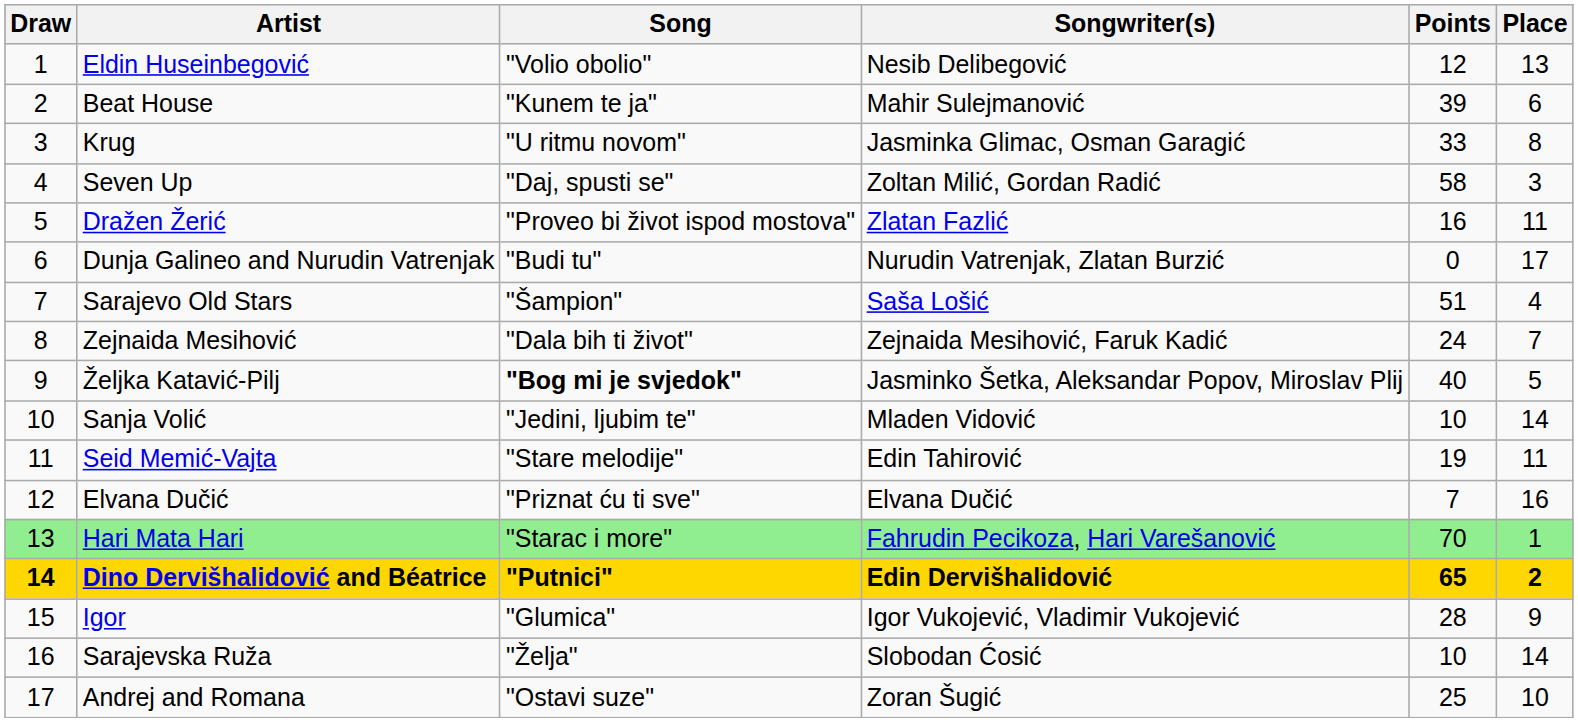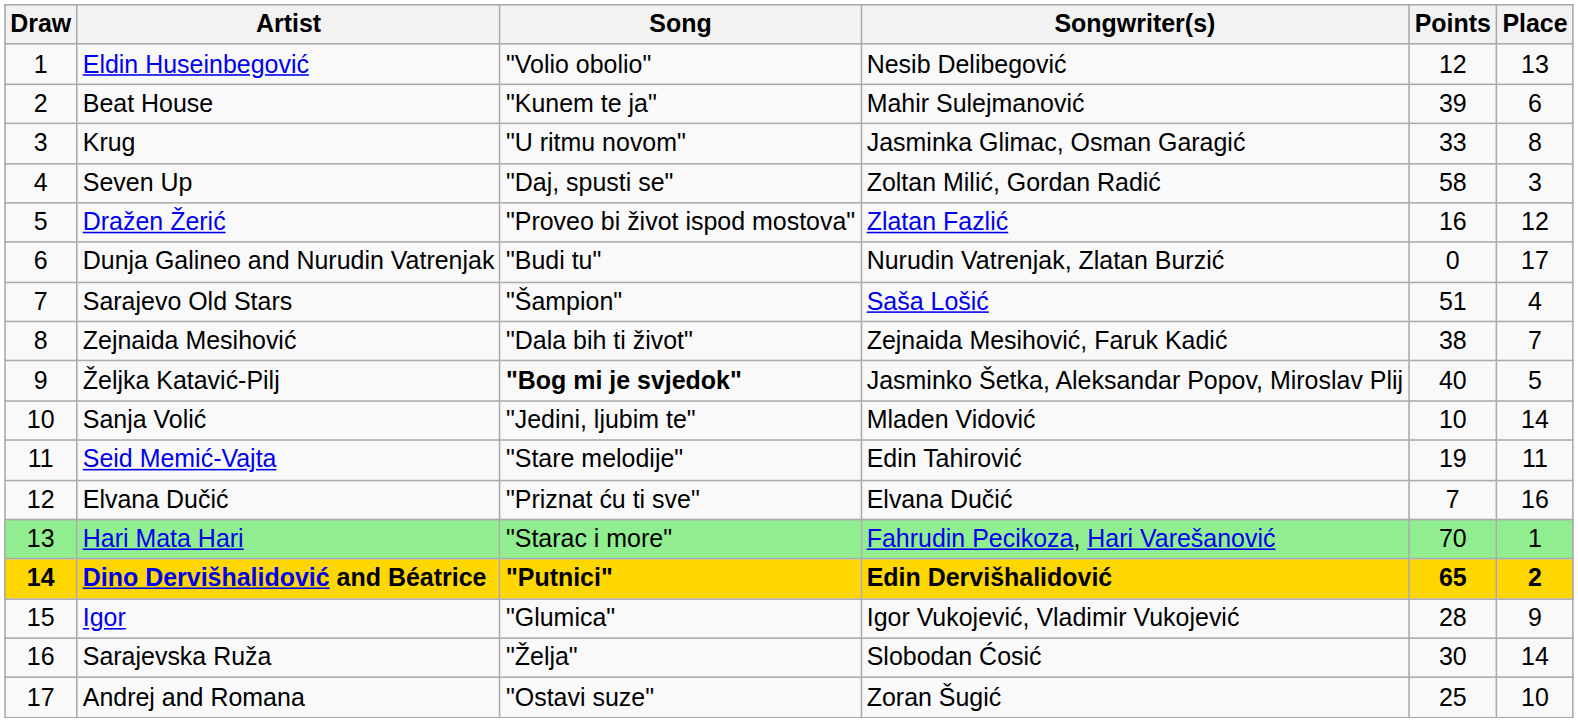(1535, 222) 11 -> (1535, 222) 12
(1453, 340) 24 -> (1453, 340) 38
(1453, 657) 10 -> (1453, 657) 30
